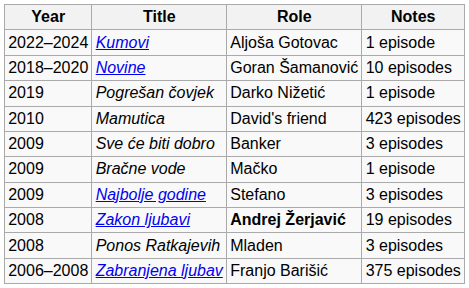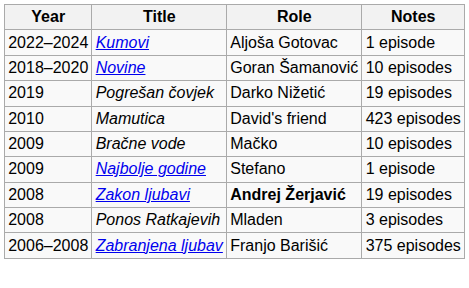(400, 93) 1 episode -> (409, 93) 19 episodes
- row: (155, 144)
(400, 169) 1 episode -> (409, 144) 10 episodes
(404, 194) 3 episodes -> (400, 169) 1 episode
